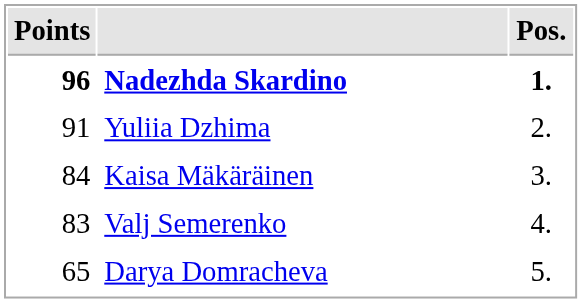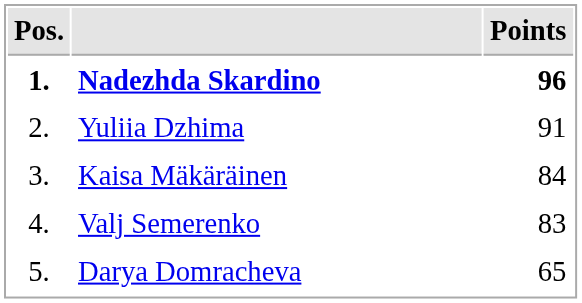columns swapped: (541, 30) <-> (52, 30)
